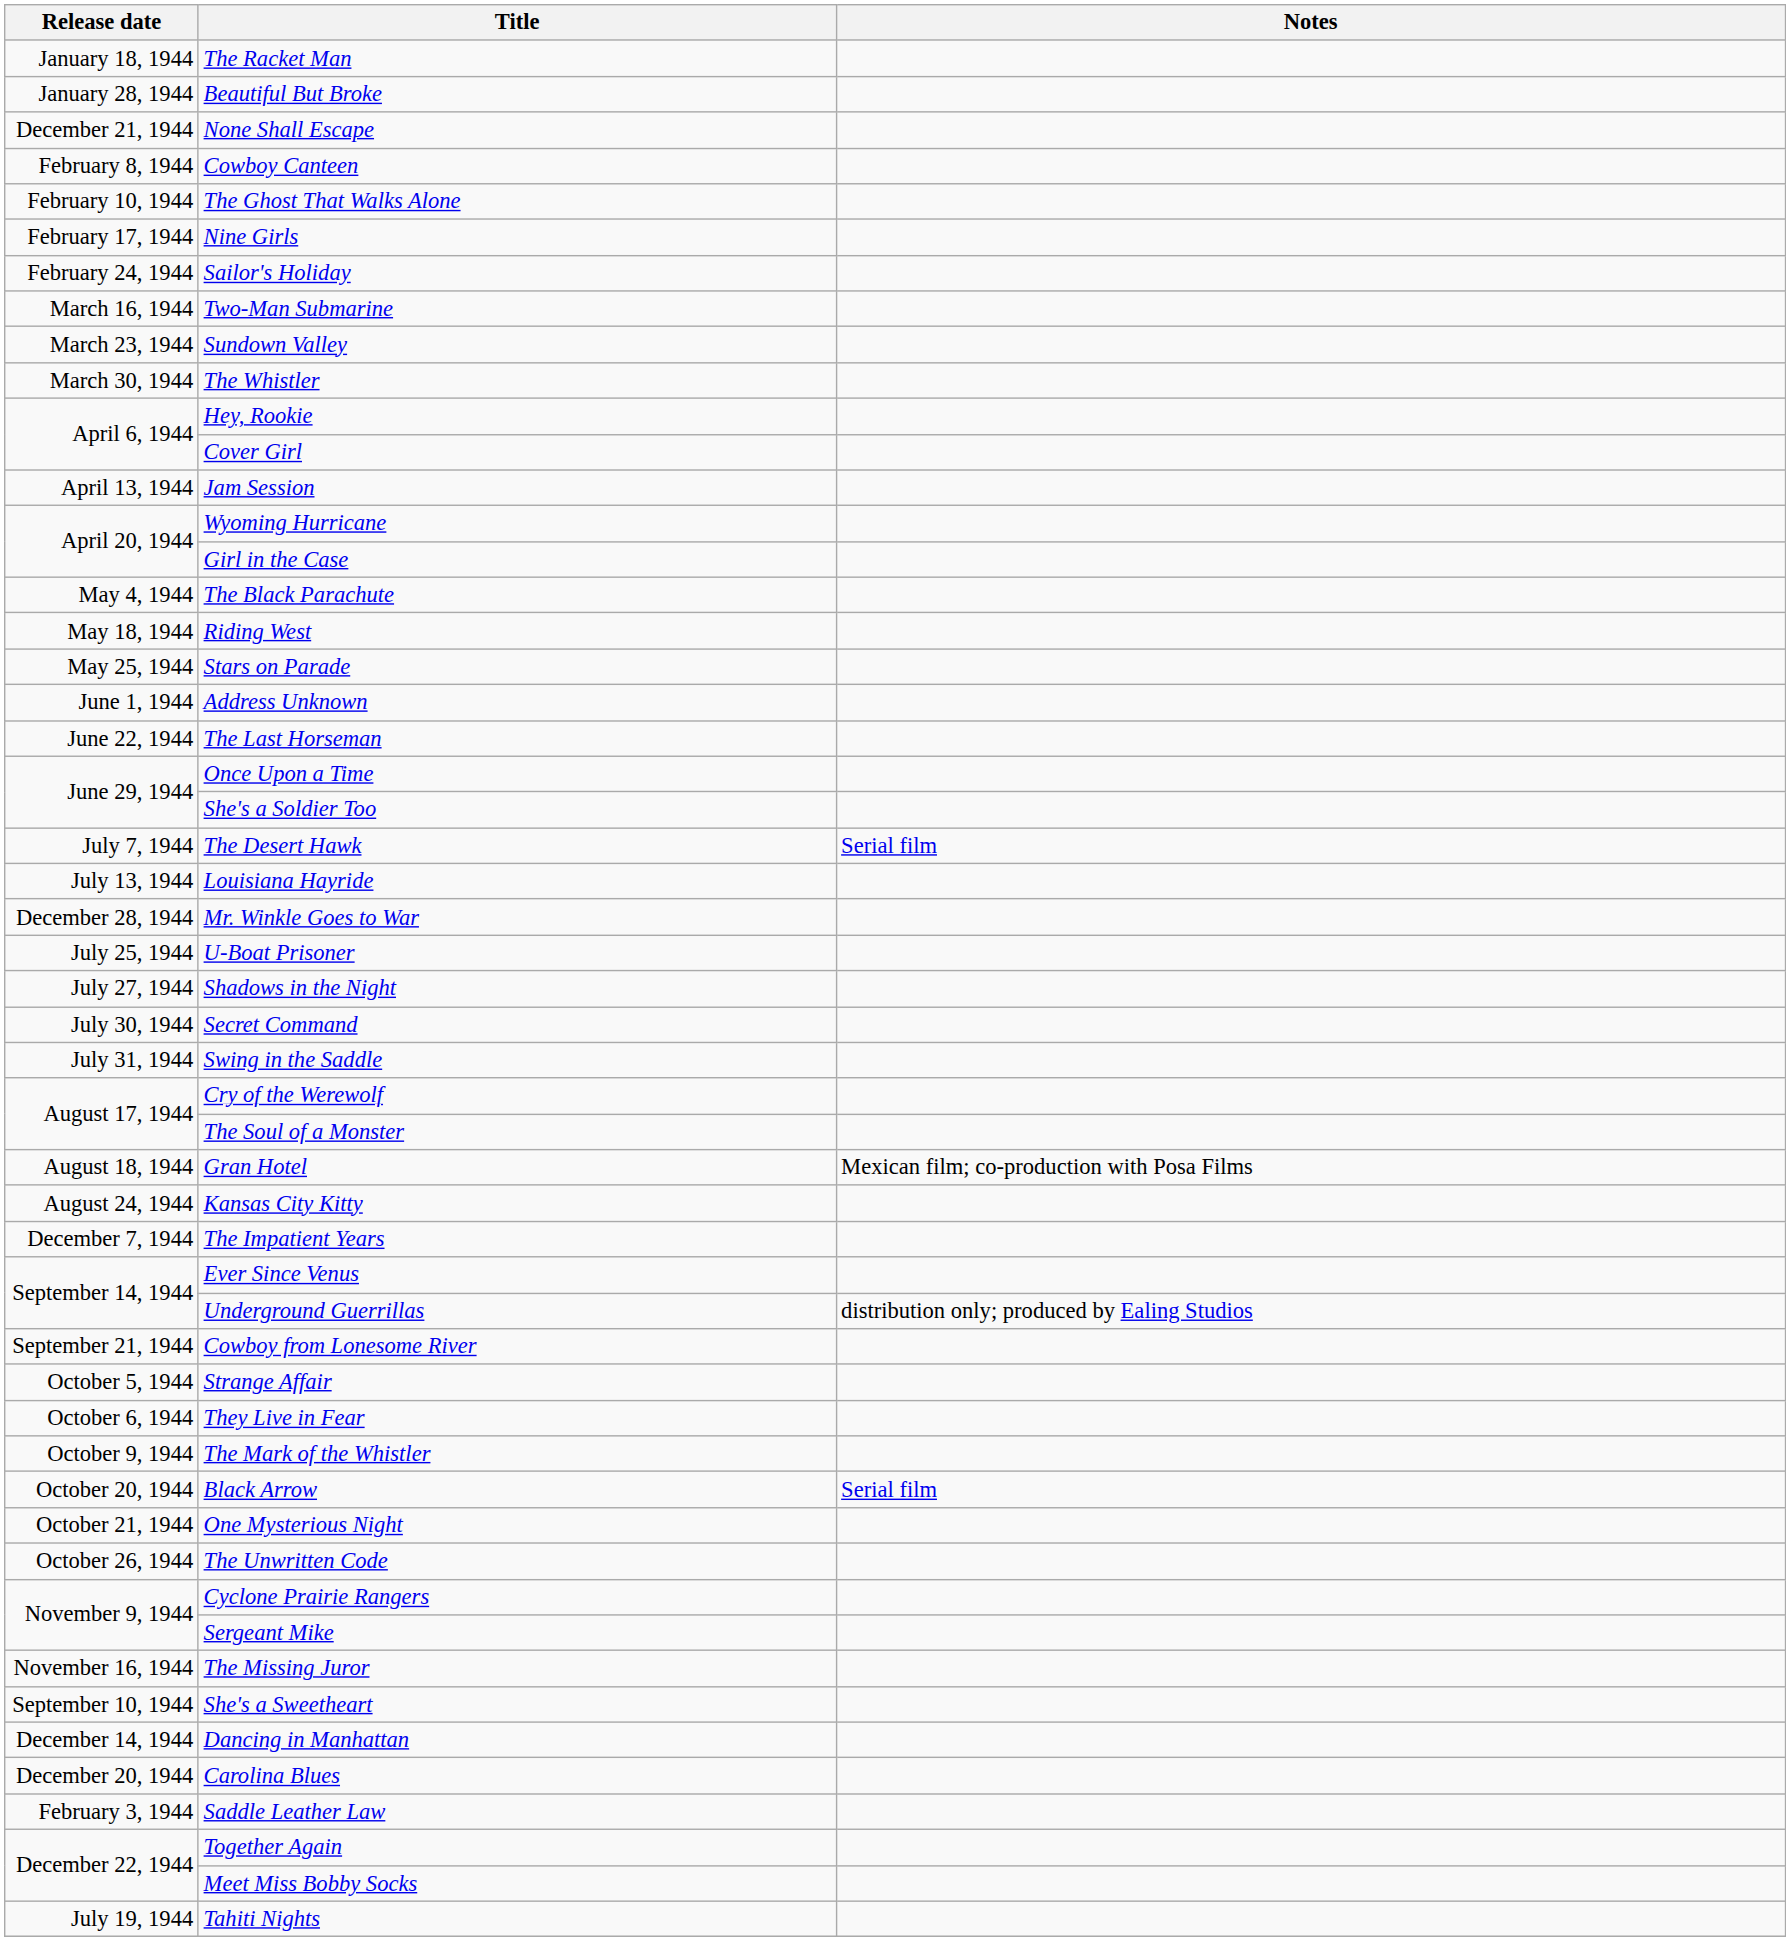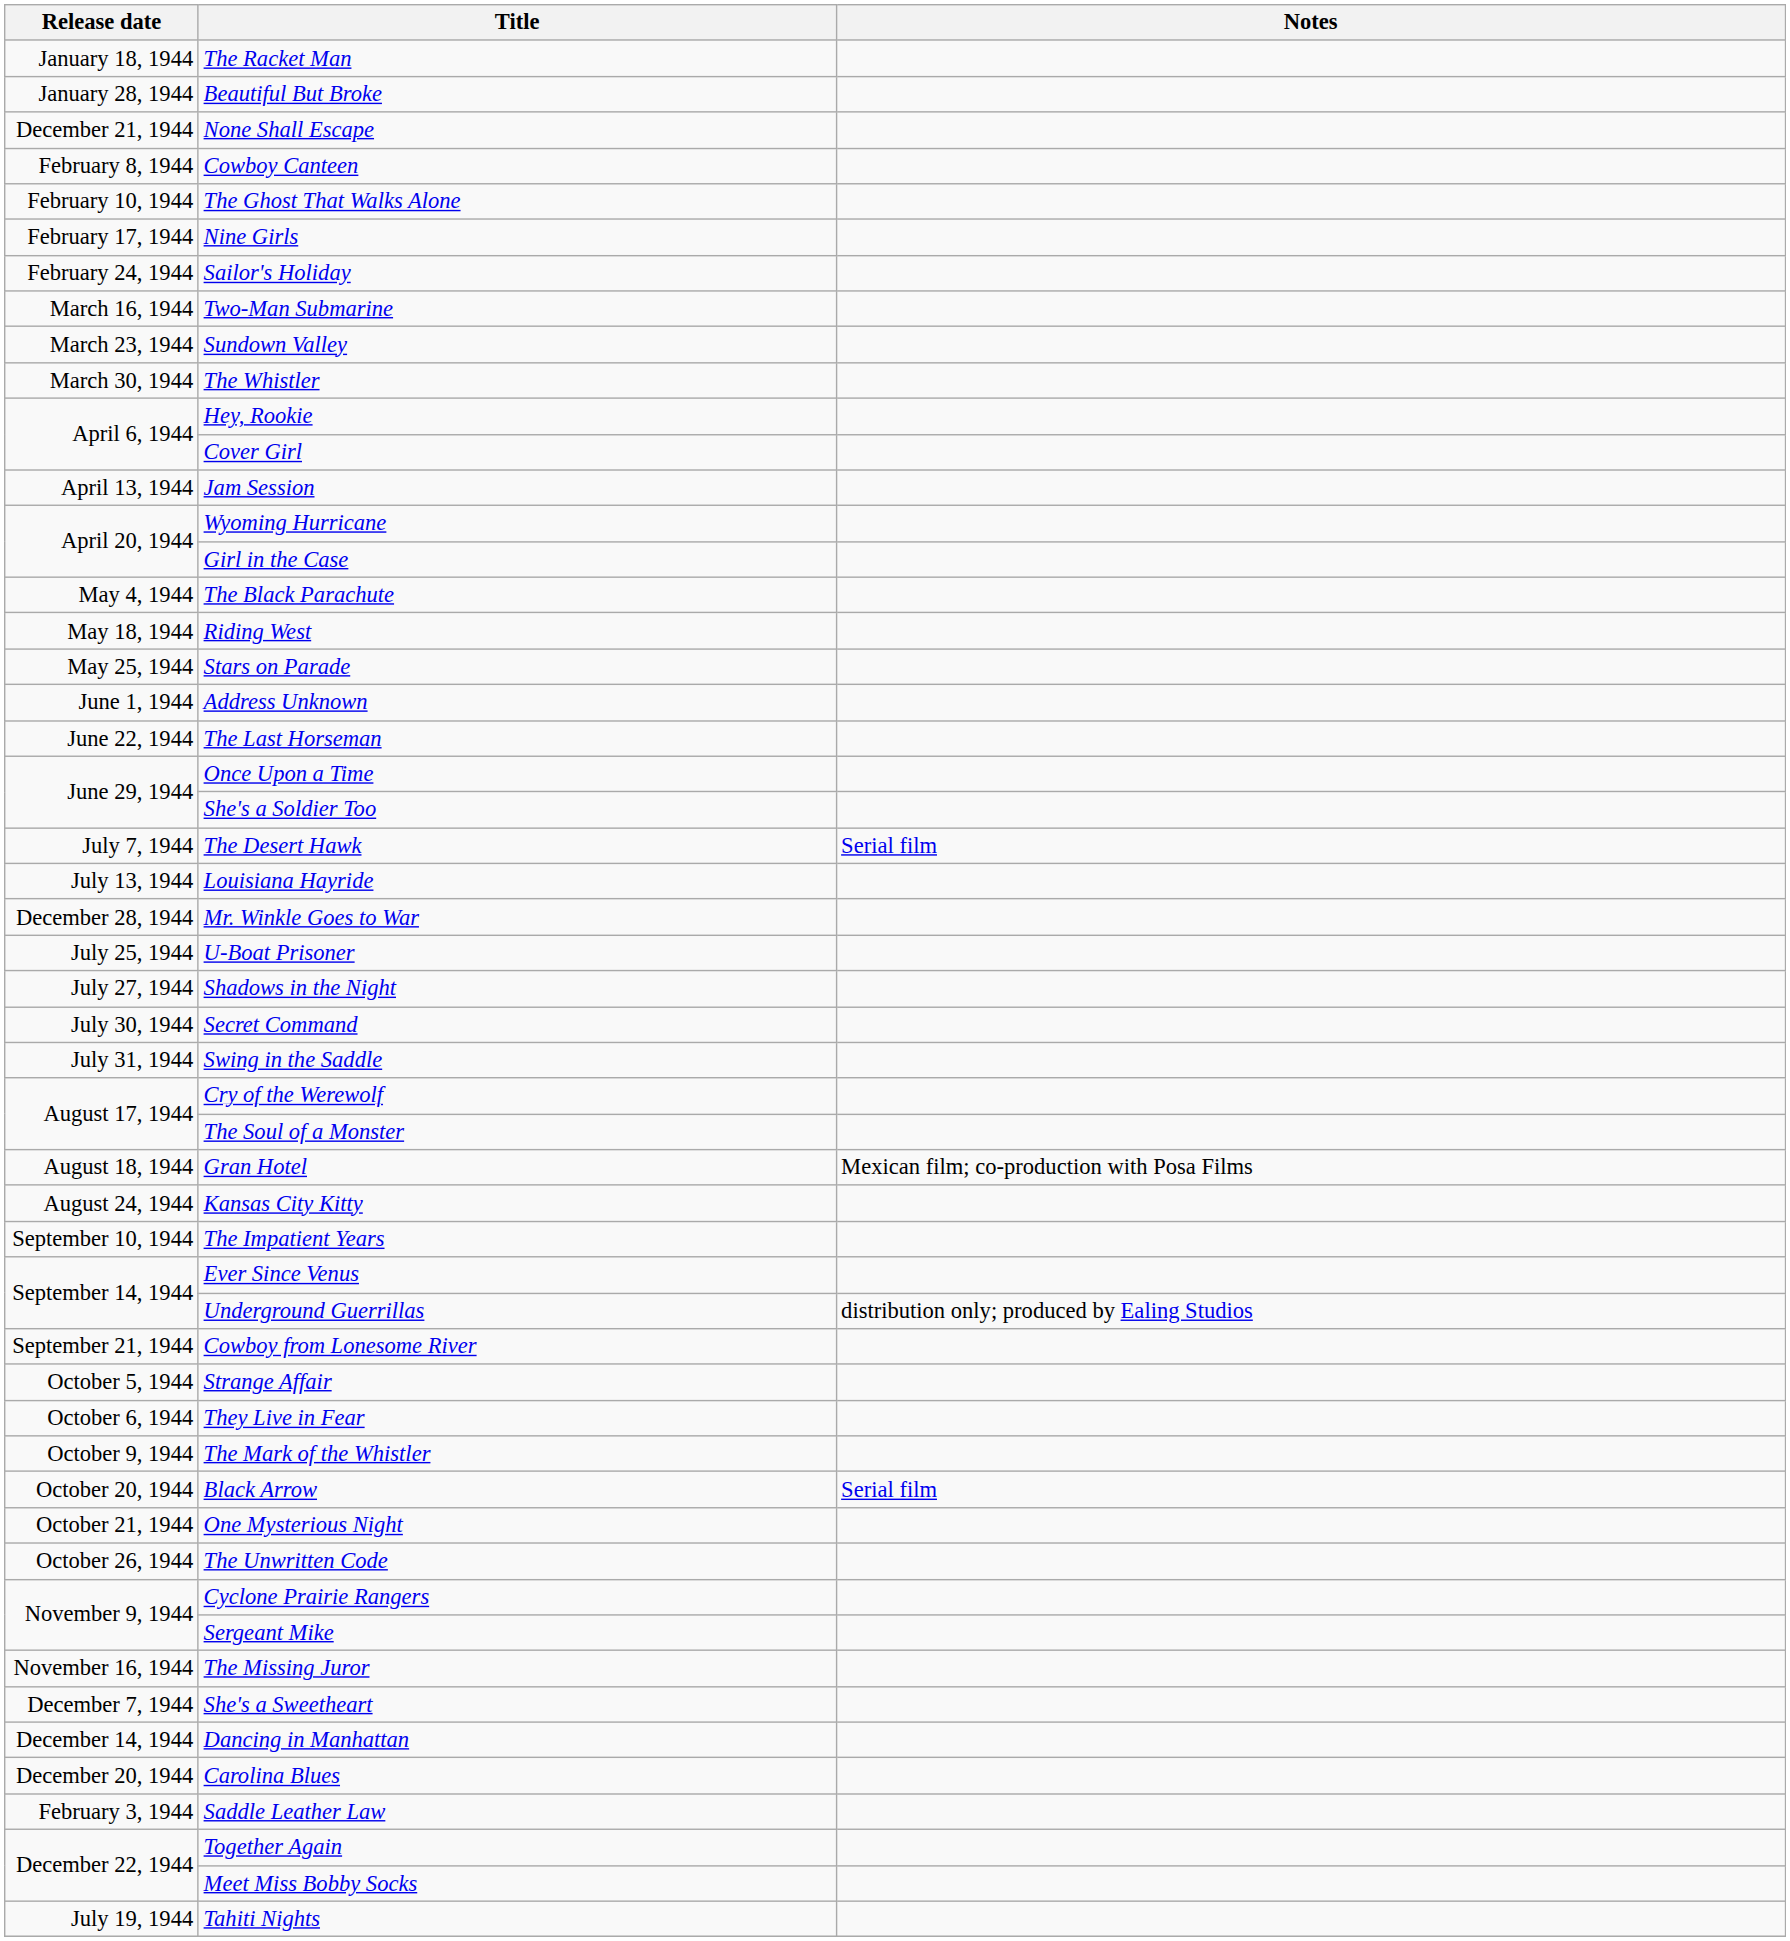(110, 1238) December 7, 1944 -> (103, 1238) September 10, 1944
(103, 1703) September 10, 1944 -> (110, 1703) December 7, 1944
